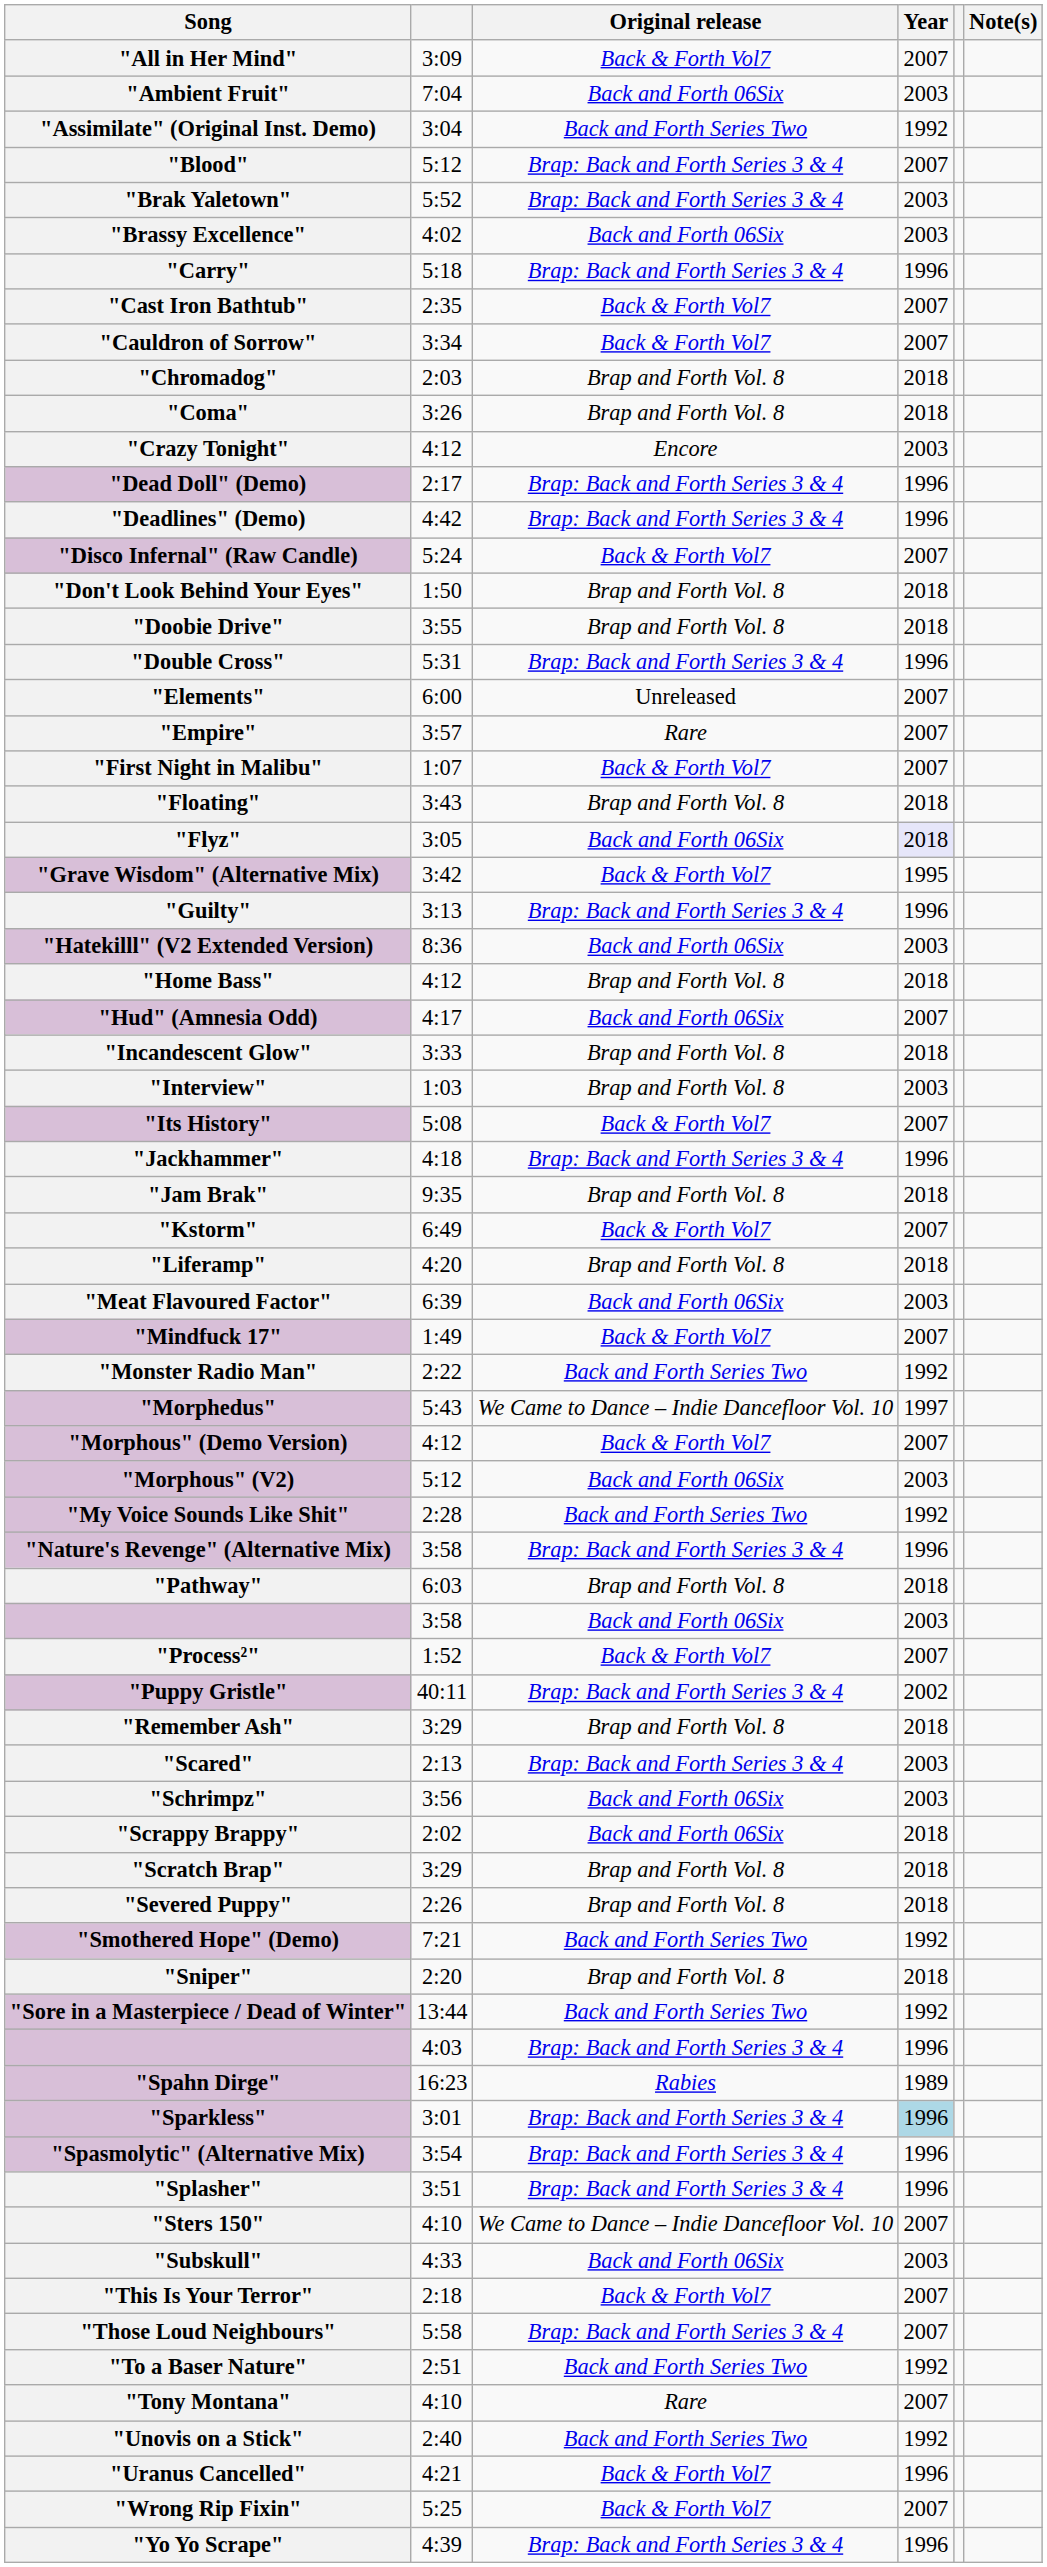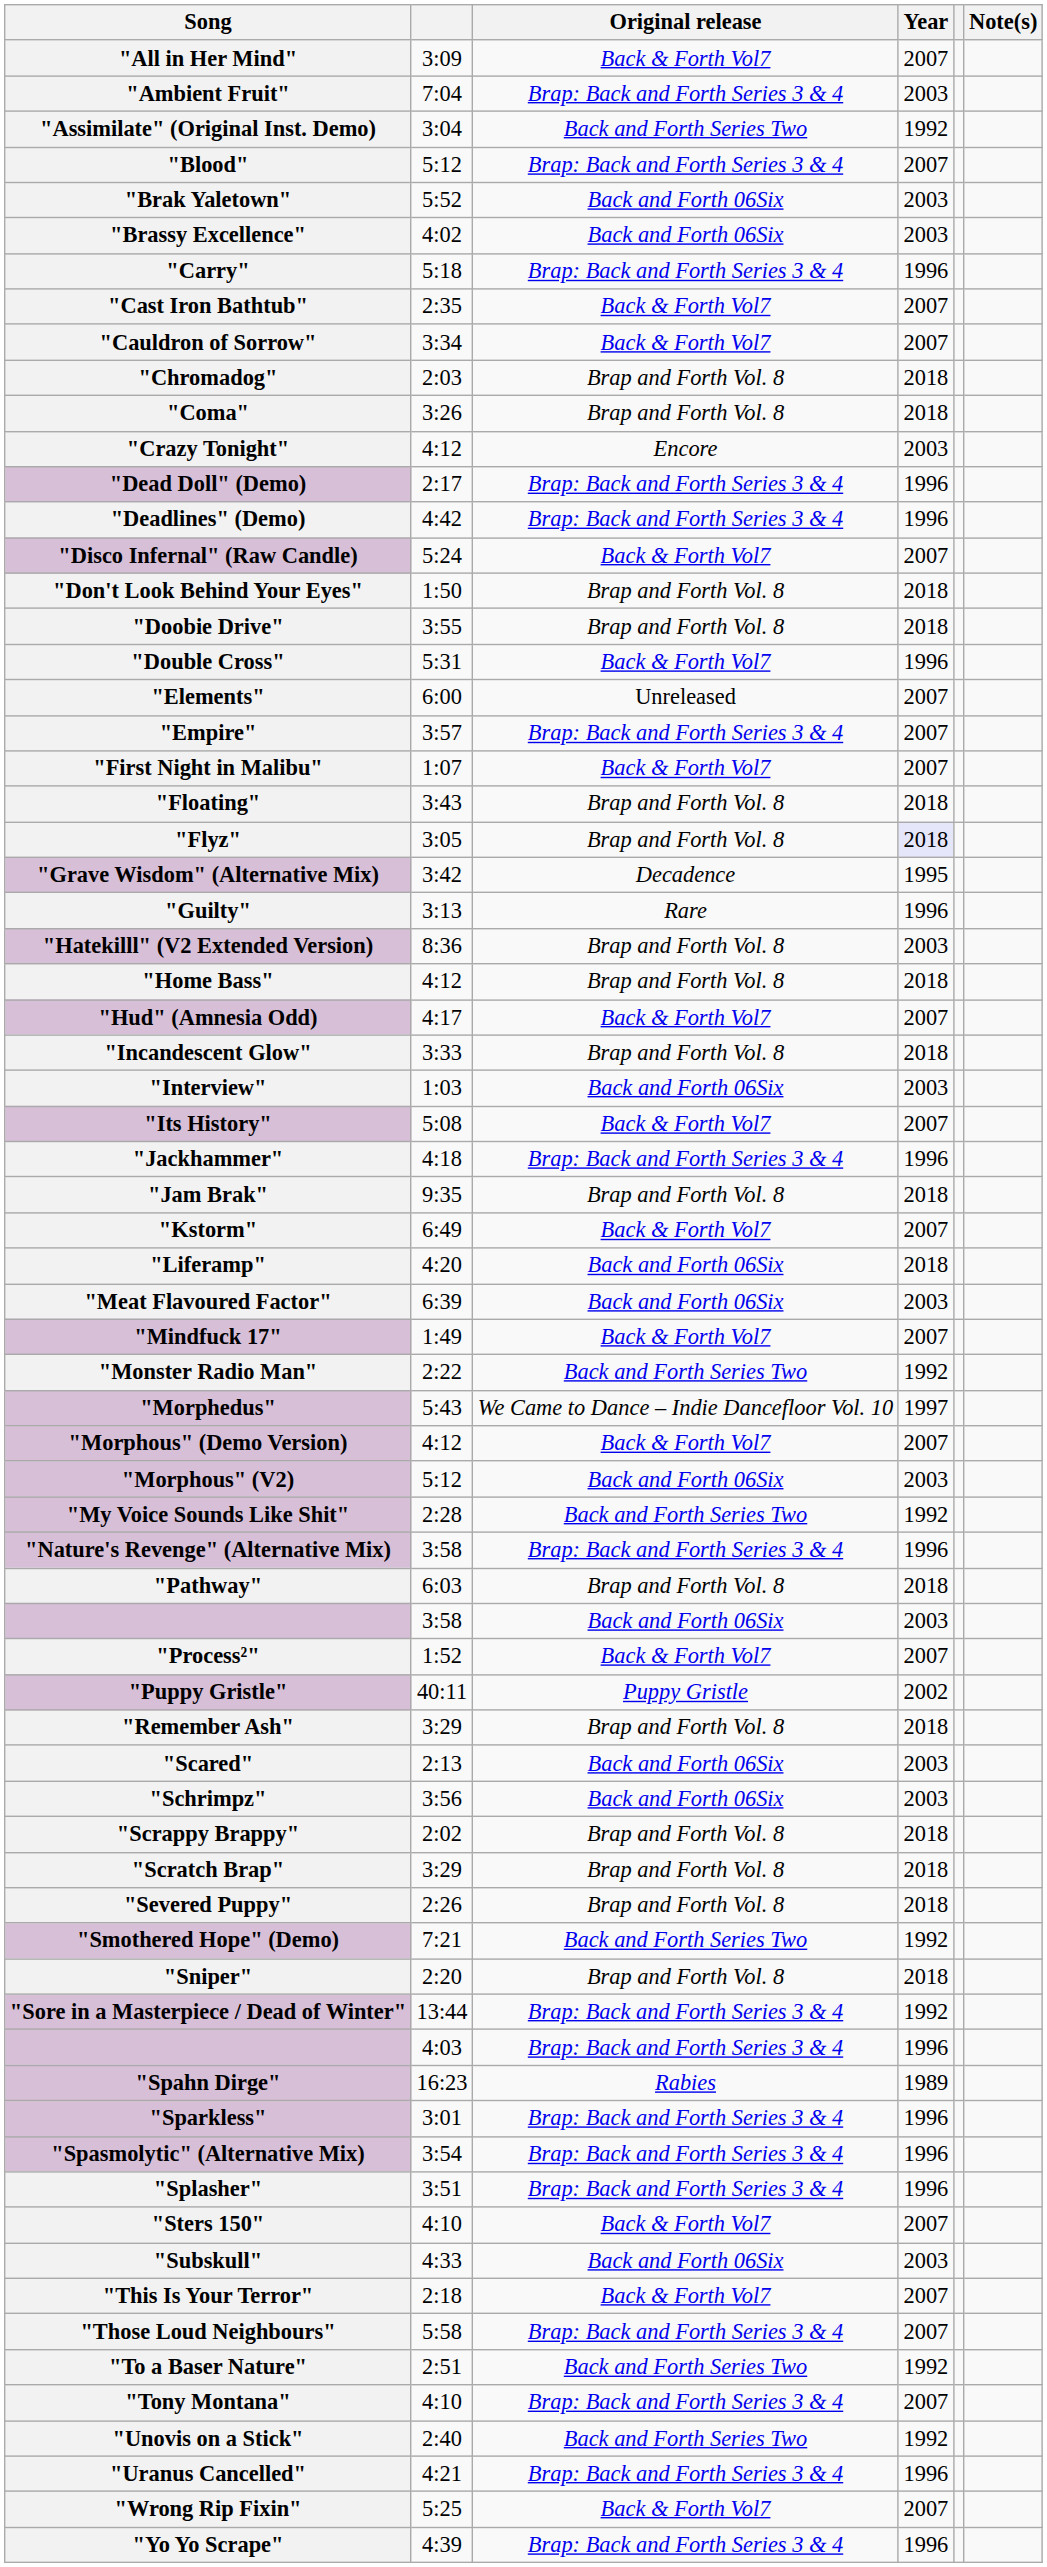(686, 93) Back and Forth 06Six -> (686, 93) Brap: Back and Forth Series 3 & 4
(686, 199) Brap: Back and Forth Series 3 & 4 -> (686, 199) Back and Forth 06Six
(686, 661) Brap: Back and Forth Series 3 & 4 -> (686, 661) Back & Forth Vol7
(686, 732) Rare -> (686, 732) Brap: Back and Forth Series 3 & 4
(686, 839) Back and Forth 06Six -> (686, 839) Brap and Forth Vol. 8
(686, 874) Back & Forth Vol7 -> (686, 874) Decadence
(686, 910) Brap: Back and Forth Series 3 & 4 -> (686, 910) Rare
(686, 945) Back and Forth 06Six -> (686, 945) Brap and Forth Vol. 8
(686, 1016) Back and Forth 06Six -> (686, 1016) Back & Forth Vol7
(686, 1088) Brap and Forth Vol. 8 -> (686, 1088) Back and Forth 06Six
(686, 1265) Brap and Forth Vol. 8 -> (686, 1265) Back and Forth 06Six
(686, 1691) Brap: Back and Forth Series 3 & 4 -> (686, 1691) Puppy Gristle
(686, 1762) Brap: Back and Forth Series 3 & 4 -> (686, 1762) Back and Forth 06Six
(686, 1834) Back and Forth 06Six -> (686, 1834) Brap and Forth Vol. 8
(686, 2011) Back and Forth Series Two -> (686, 2011) Brap: Back and Forth Series 3 & 4
(926, 2118) lightblue background -> (926, 2118) no background
(686, 2224) We Came to Dance – Indie Dancefloor Vol. 10 -> (686, 2224) Back & Forth Vol7
(686, 2402) Rare -> (686, 2402) Brap: Back and Forth Series 3 & 4
(686, 2473) Back & Forth Vol7 -> (686, 2473) Brap: Back and Forth Series 3 & 4
